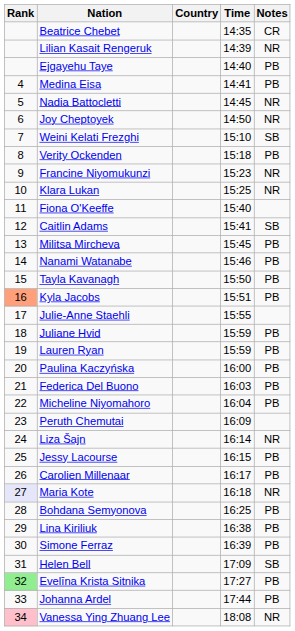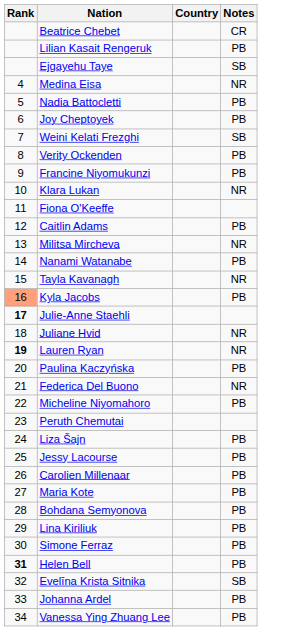- column: (237, 13)
(272, 48) NR -> (239, 48) PB
(272, 66) PB -> (239, 66) SB
(272, 84) PB -> (239, 84) NR
(272, 102) NR -> (239, 102) PB
(272, 119) NR -> (239, 119) PB
(272, 173) NR -> (239, 173) PB
(272, 226) SB -> (239, 226) PB
(272, 244) PB -> (239, 244) NR
(272, 279) PB -> (239, 279) NR
(21, 315) normal -> (21, 315) bold
(272, 333) PB -> (239, 333) NR
(21, 350) normal -> (21, 350) bold
(272, 350) PB -> (239, 350) NR
(272, 386) PB -> (239, 386) NR
(272, 439) NR -> (239, 439) PB
(21, 492) lavender background -> (21, 492) no background
(272, 492) NR -> (239, 492) PB
(21, 564) normal -> (21, 564) bold
(272, 564) SB -> (239, 564) PB
(21, 581) lightgreen background -> (21, 581) no background
(272, 581) PB -> (239, 581) SB
(21, 617) pink background -> (21, 617) no background
(272, 617) NR -> (239, 617) PB
